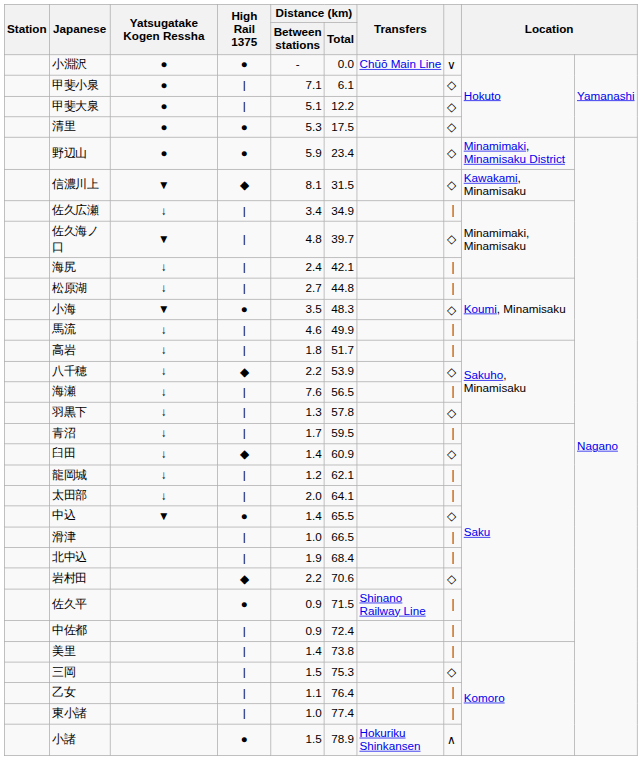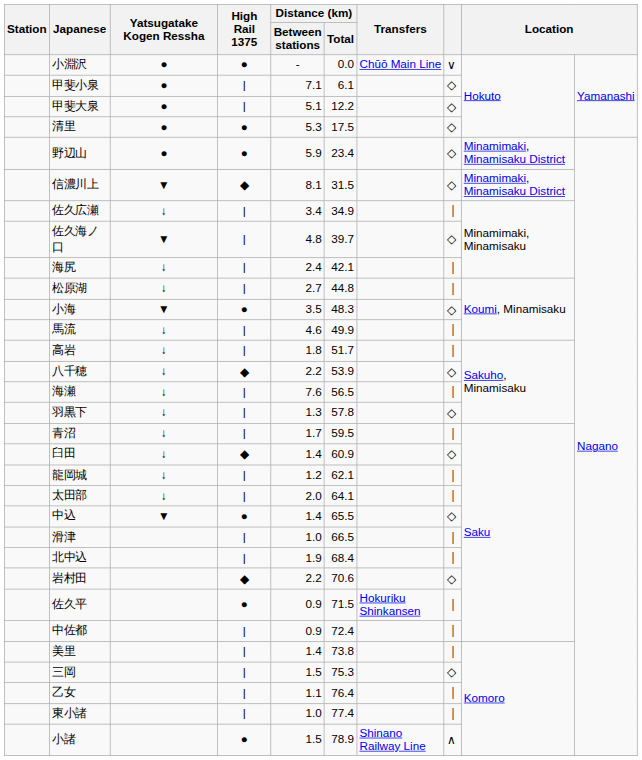(495, 185) Kawakami, Minamisaku -> (514, 185) Minamimaki, Minamisaku District
(393, 604) Shinano Railway Line -> (390, 604) Hokuriku Shinkansen
(390, 740) Hokuriku Shinkansen -> (393, 740) Shinano Railway Line
